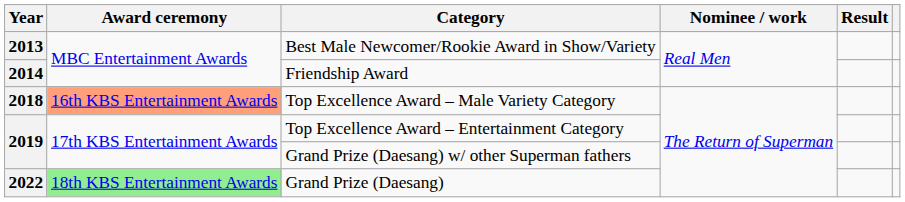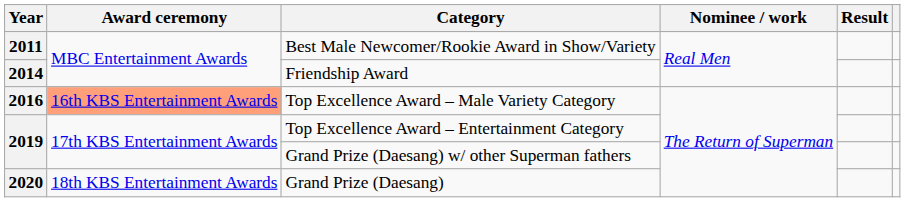(26, 45) 2013 -> (26, 45) 2011
(26, 100) 2018 -> (26, 100) 2016
(26, 182) 2022 -> (26, 182) 2020
(164, 182) lightgreen background -> (164, 182) no background
